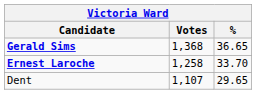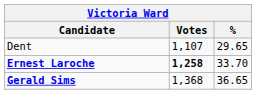rows swapped: (41, 47) <-> (19, 81)
(187, 64) normal -> (187, 64) bold
